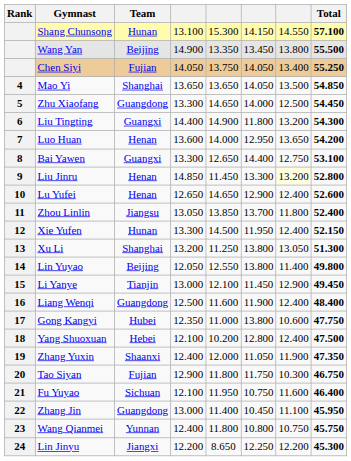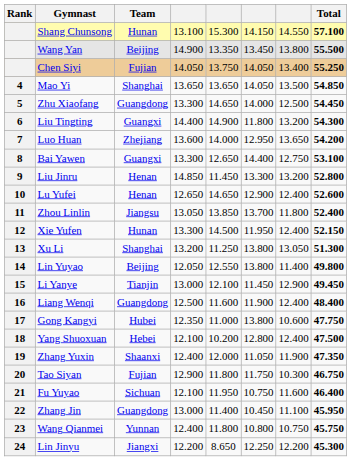(143, 140) Henan -> (143, 140) Zhejiang
(294, 176) lightyellow background -> (294, 176) no background
